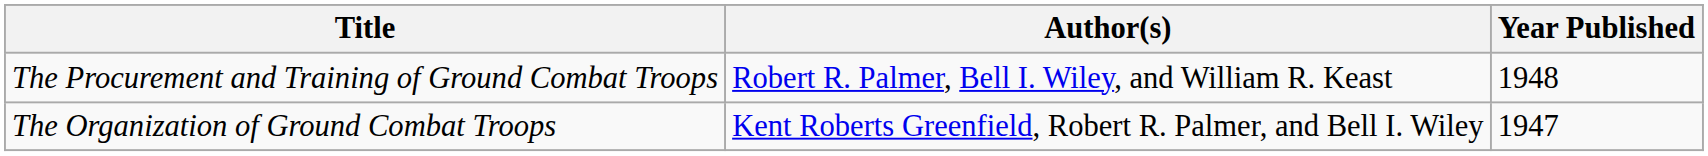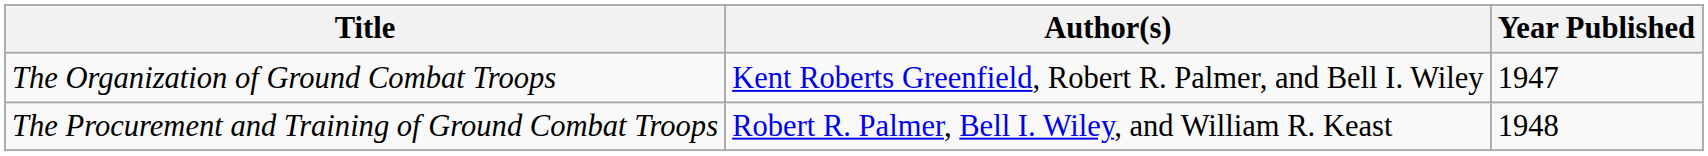rows swapped: (284, 125) <-> (365, 77)
